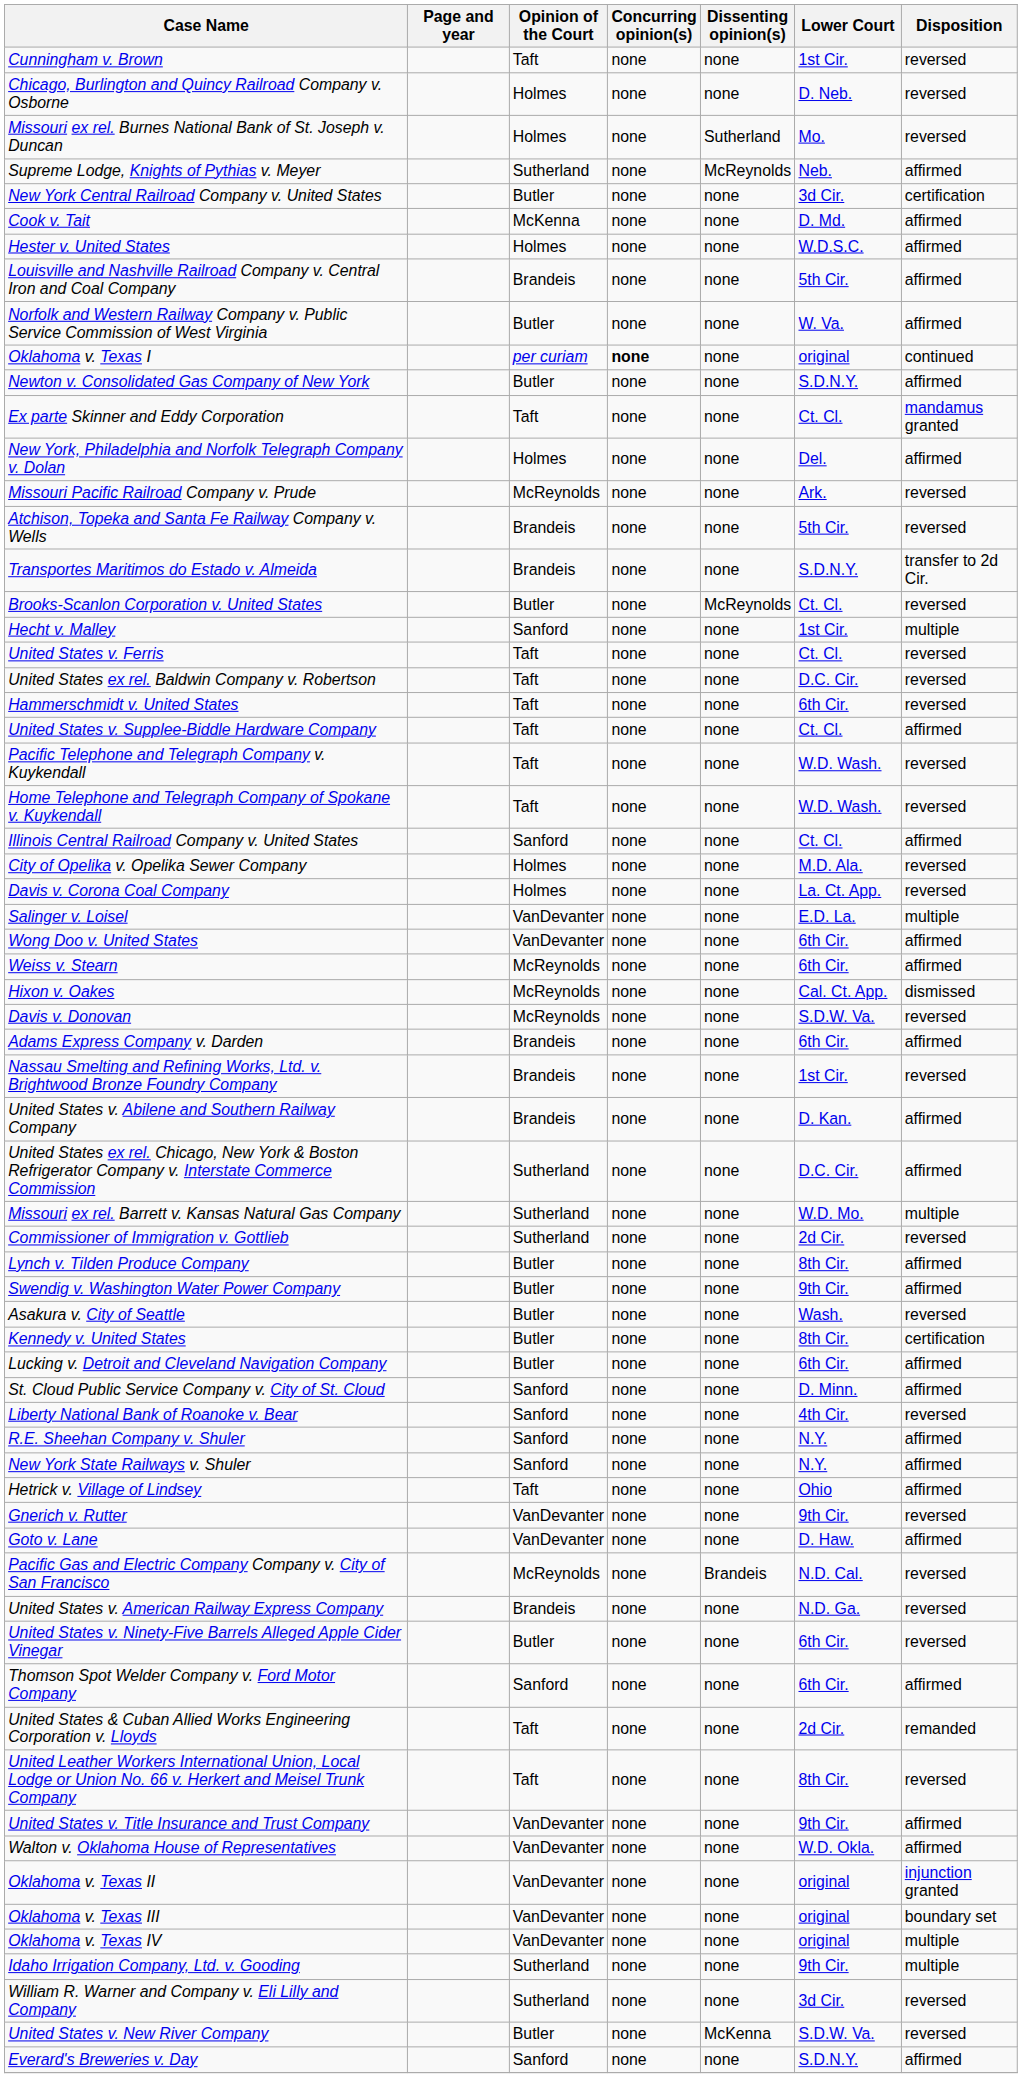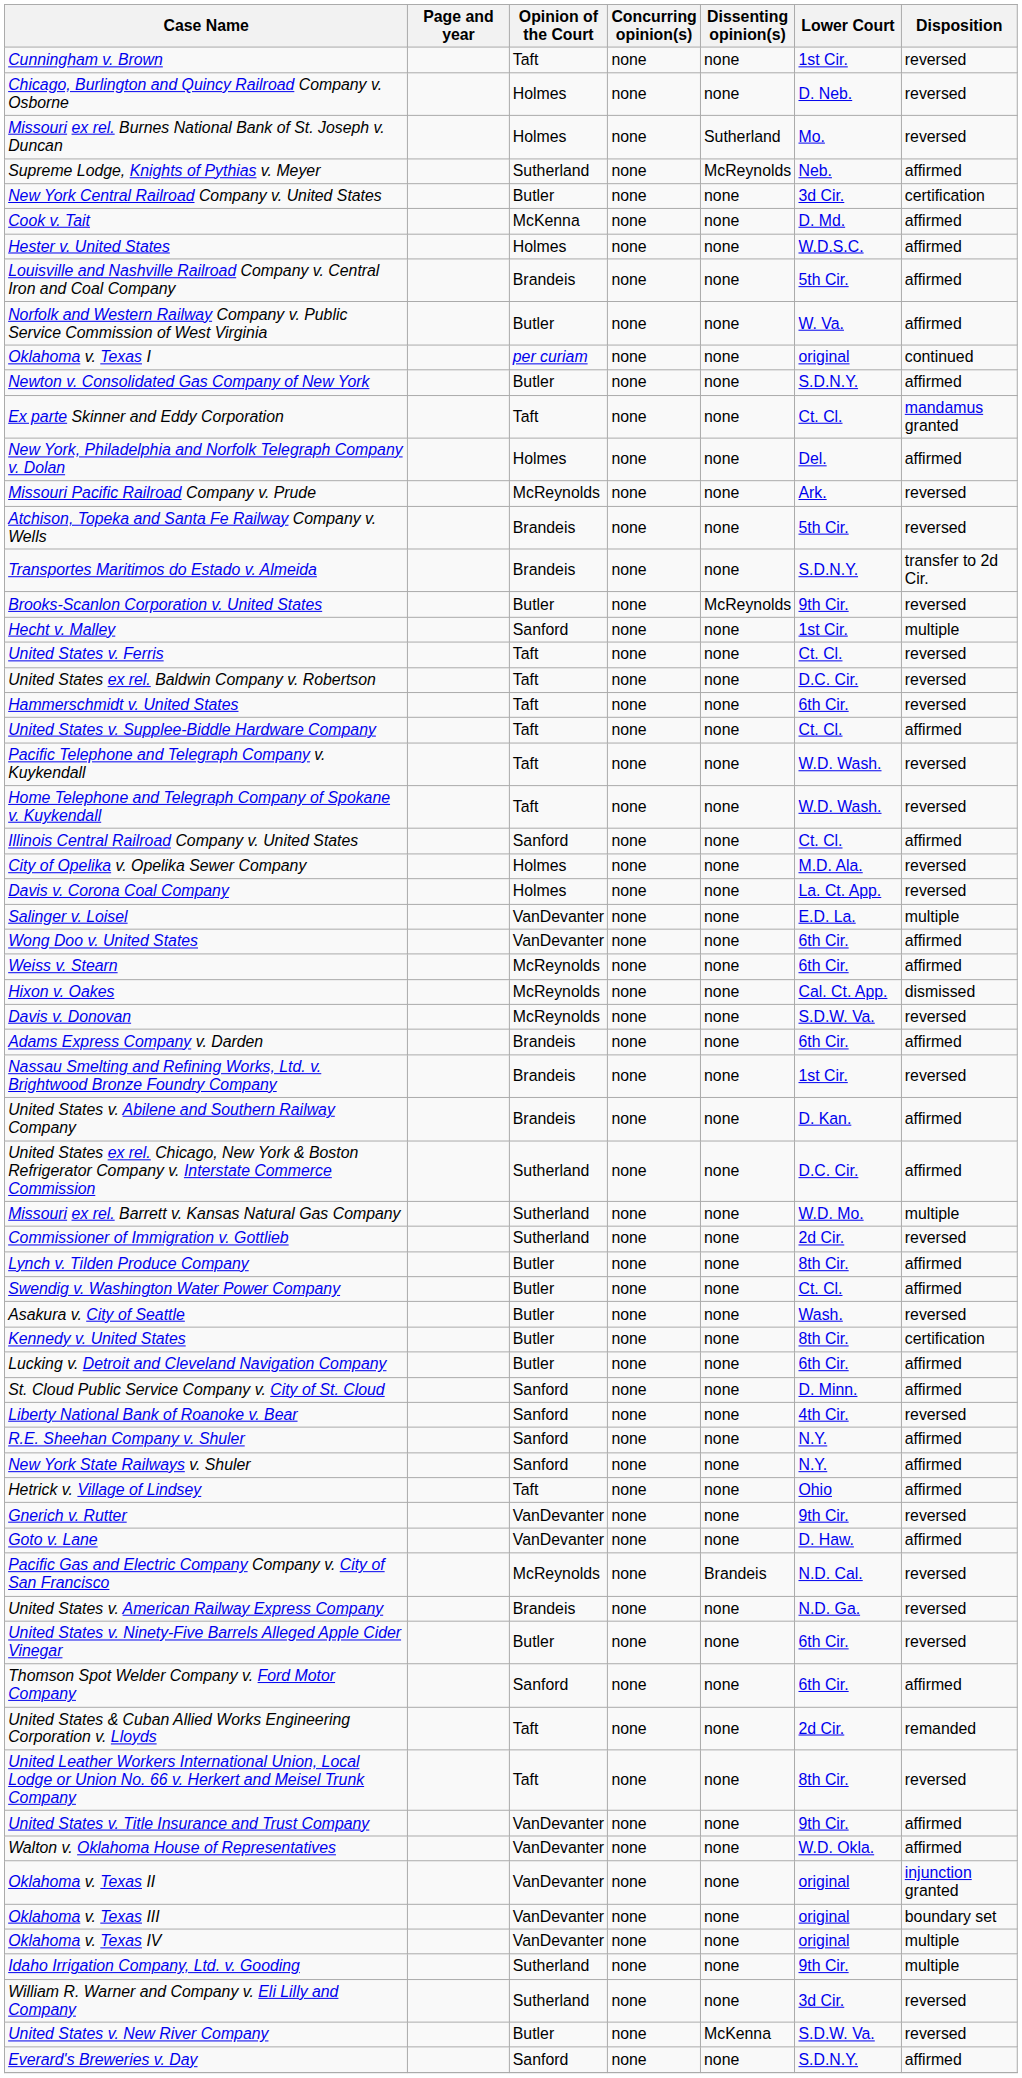(630, 357) bold -> (629, 357) normal
(820, 604) Ct. Cl. -> (824, 604) 9th Cir.
(824, 1289) 9th Cir. -> (820, 1289) Ct. Cl.
